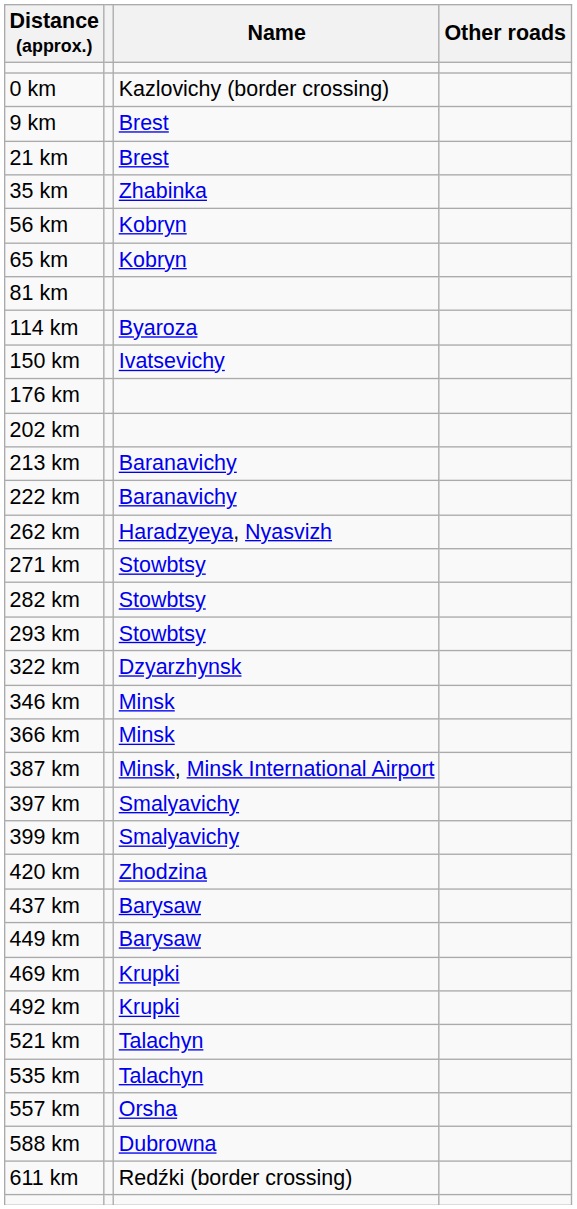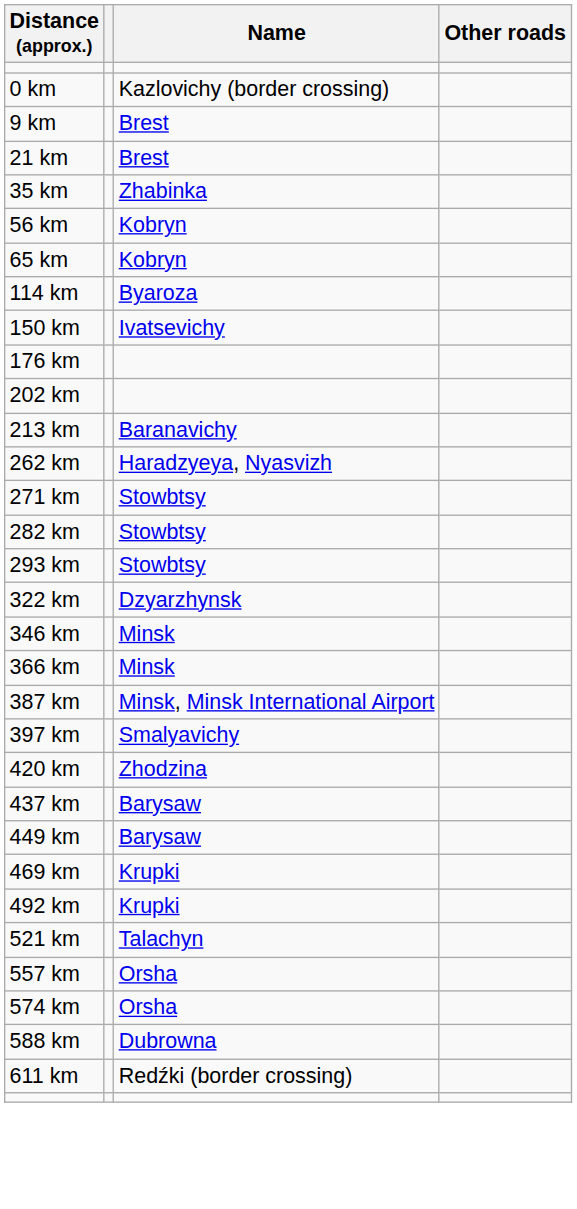- row: (39, 293)
- row: (45, 497)
- row: (45, 837)
- row: (45, 1075)
+ row: (45, 1007)
